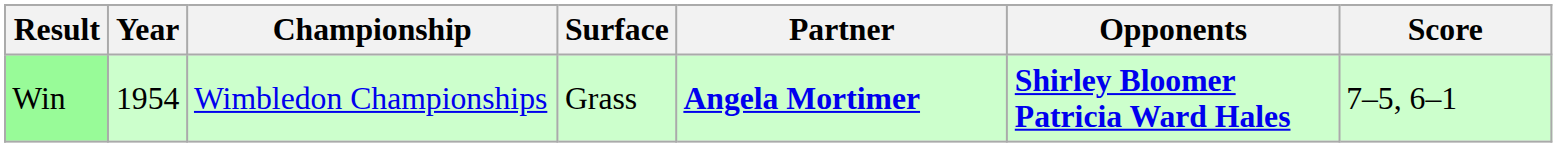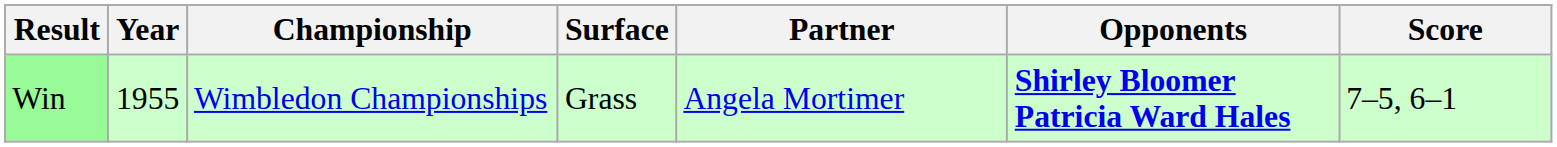(148, 97) 1954 -> (148, 97) 1955
(802, 97) bold -> (794, 97) normal
